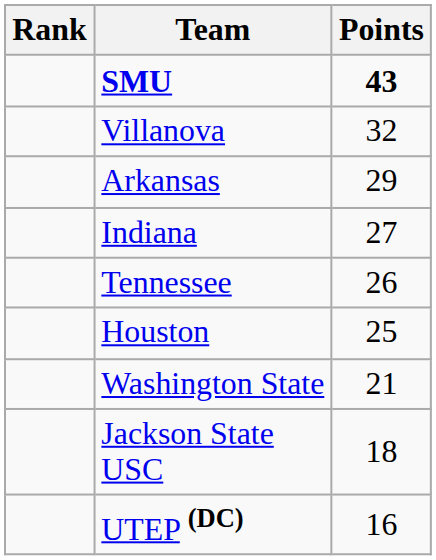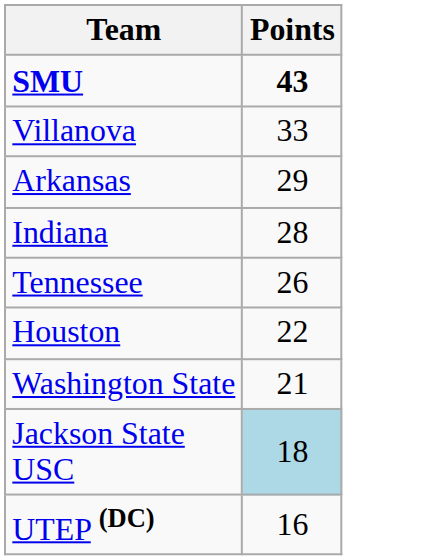- column: (50, 29)
(381, 130) 32 -> (292, 130) 33
(381, 231) 27 -> (292, 231) 28
(381, 332) 25 -> (292, 332) 22
(381, 451) no background -> (292, 451) lightblue background
